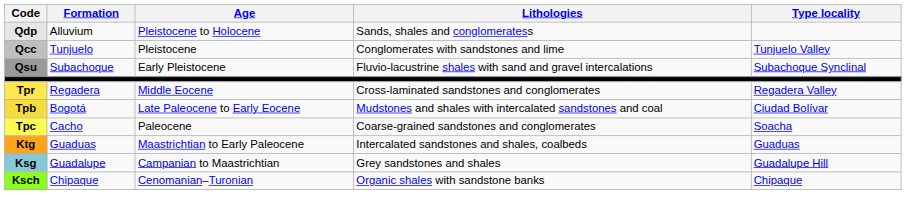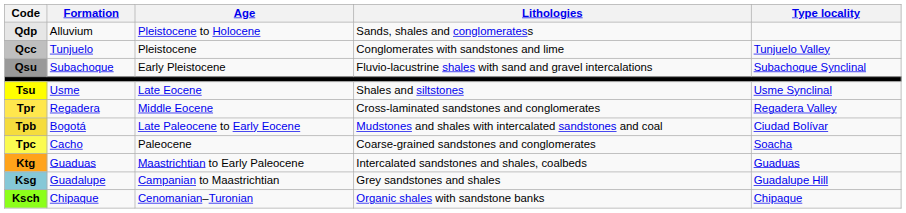+ row: (26, 90)
